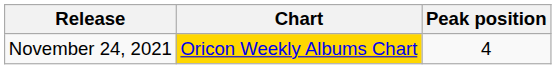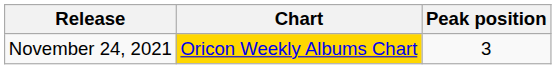(486, 48) 4 -> (486, 48) 3
